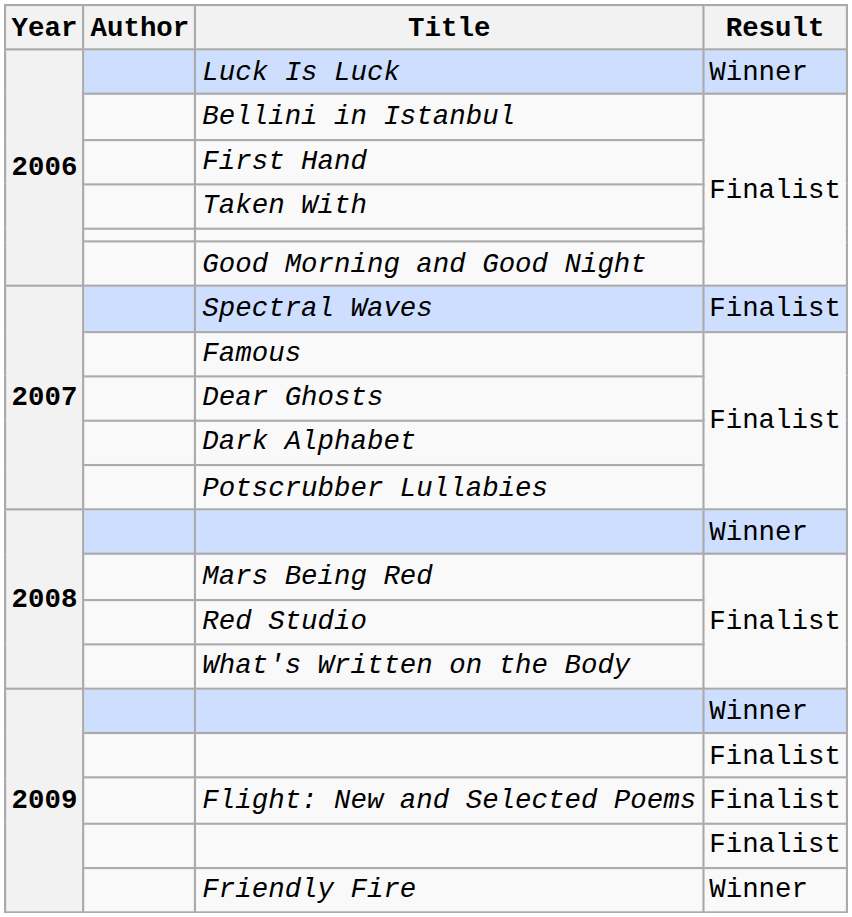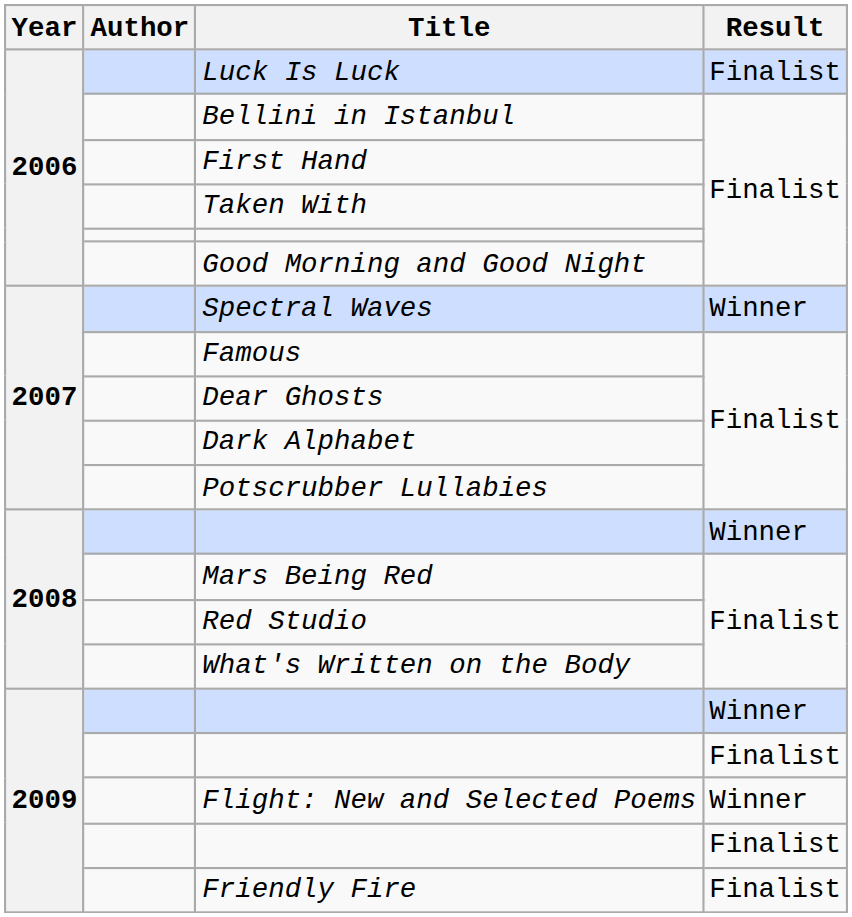(759, 72) Winner -> (775, 72) Finalist
(775, 309) Finalist -> (759, 309) Winner
(775, 800) Finalist -> (759, 800) Winner
(759, 890) Winner -> (775, 890) Finalist
